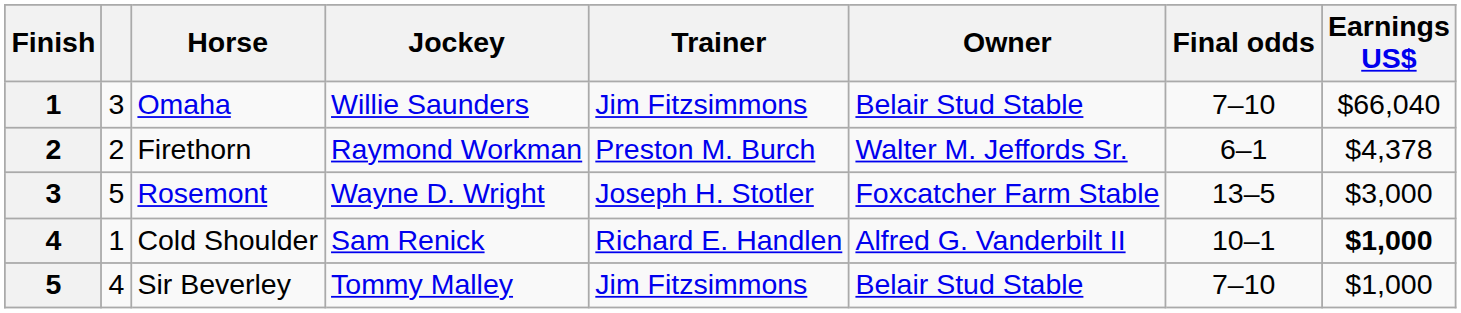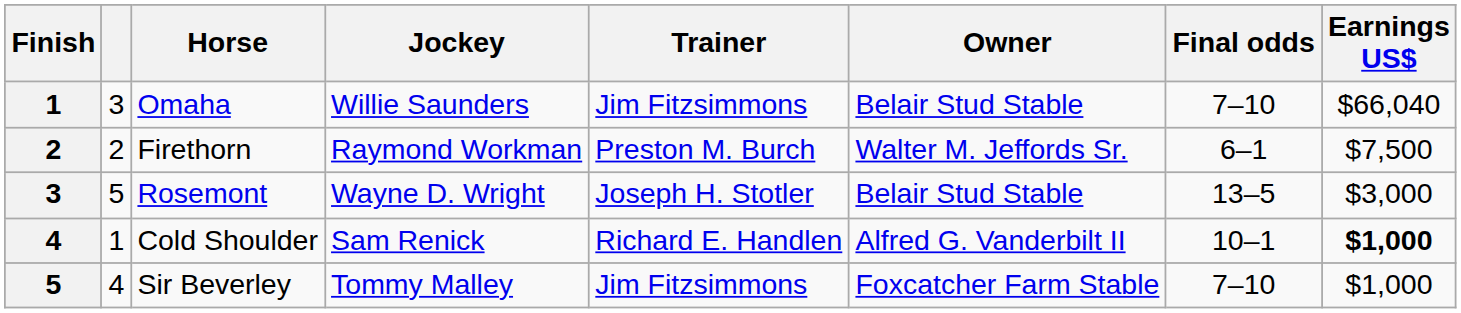(1389, 149) $4,378 -> (1389, 149) $7,500
(1007, 194) Foxcatcher Farm Stable -> (969, 194) Belair Stud Stable
(969, 284) Belair Stud Stable -> (1007, 284) Foxcatcher Farm Stable
